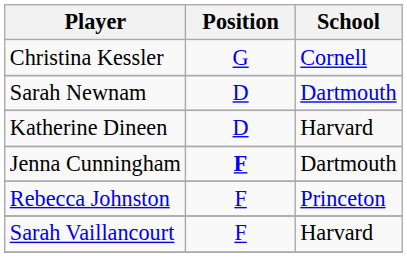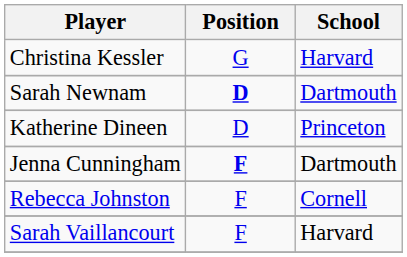(334, 57) Cornell -> (337, 57) Harvard
(241, 92) normal -> (241, 92) bold
(337, 127) Harvard -> (343, 127) Princeton
(343, 198) Princeton -> (334, 198) Cornell
